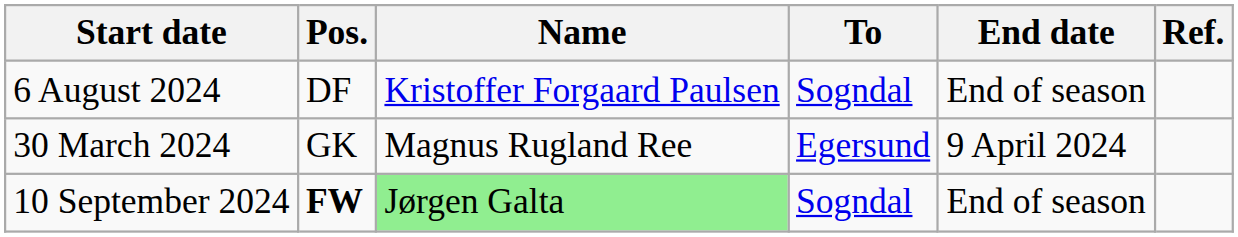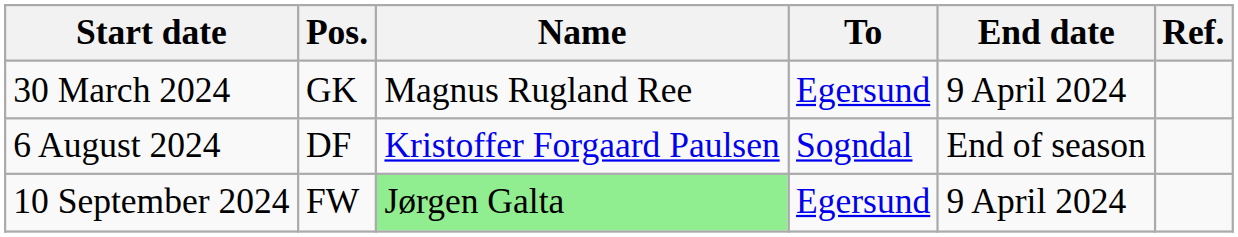rows swapped: (122, 145) <-> (117, 88)
(335, 201) bold -> (333, 201) normal
(854, 201) Sogndal -> (863, 201) Egersund
(1046, 201) End of season -> (1036, 201) 9 April 2024
